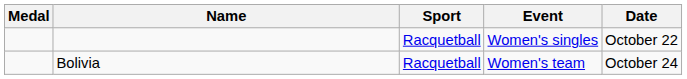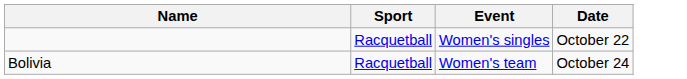- column: (29, 16)
